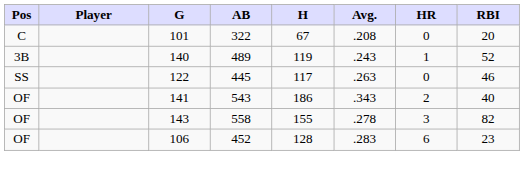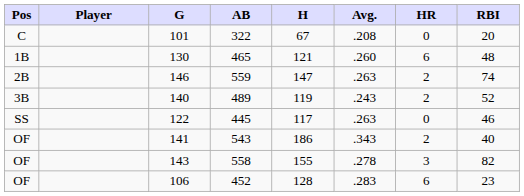+ row: (241, 56)
+ row: (241, 77)
(426, 56) 1 -> (426, 98) 2
